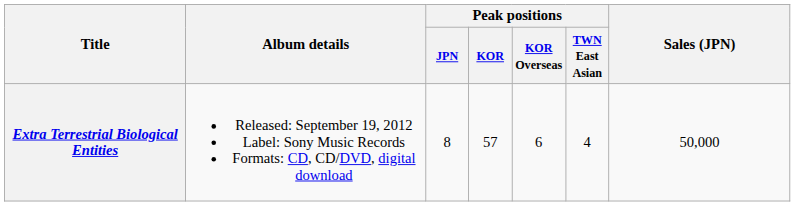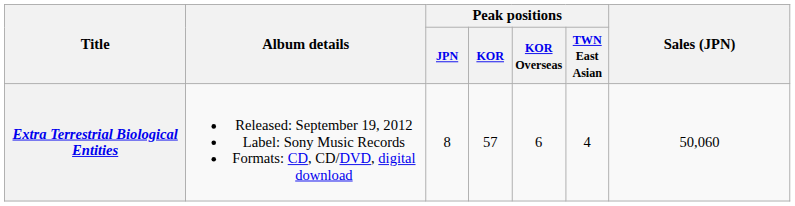(699, 142) 50,000 -> (699, 142) 50,060
